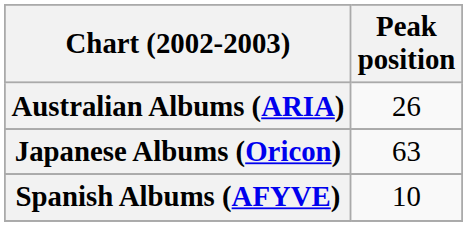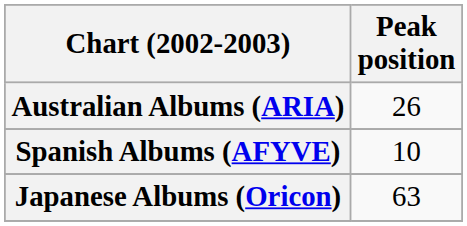rows swapped: (178, 151) <-> (178, 196)
